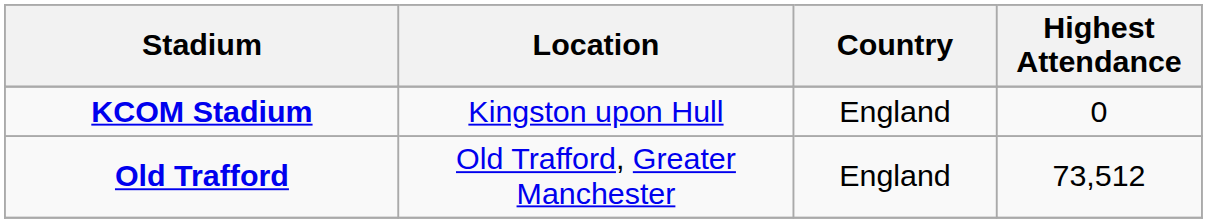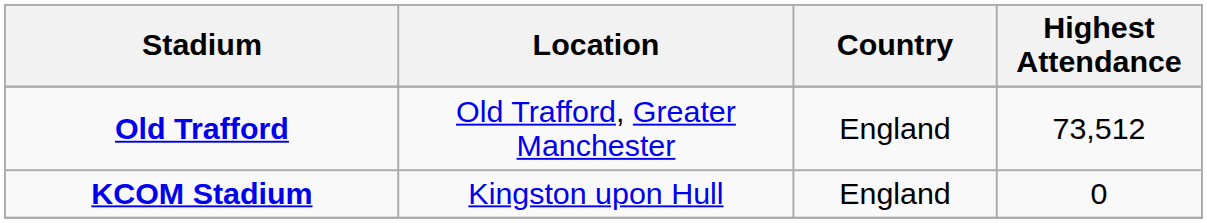rows swapped: (202, 176) <-> (202, 111)
